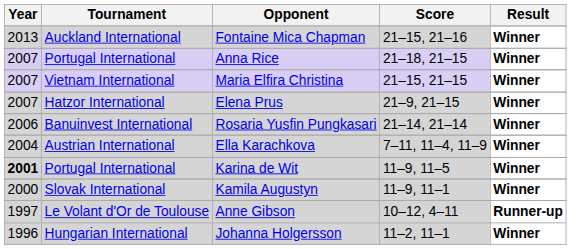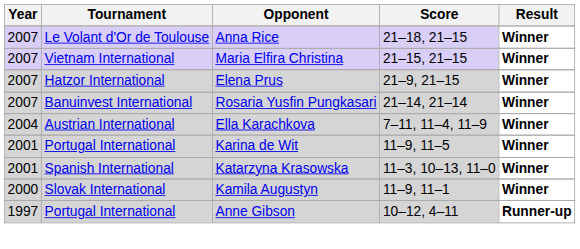- row: (290, 37)
(110, 59) Portugal International -> (127, 37) Le Volant d'Or de Toulouse
(23, 124) 2006 -> (23, 102) 2007
(23, 168) bold -> (23, 146) normal
+ row: (282, 168)
(127, 211) Le Volant d'Or de Toulouse -> (110, 211) Portugal International
- row: (279, 233)
